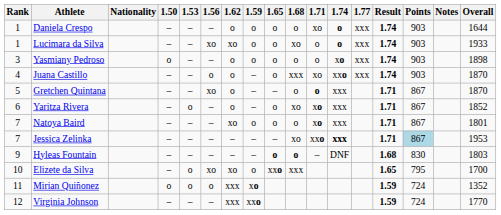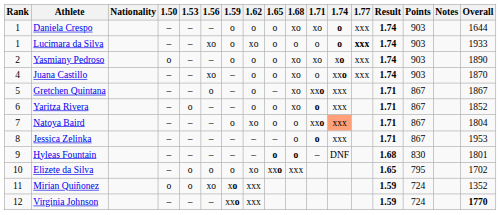columns swapped: (254, 12) <-> (232, 12)
(296, 28) o -> (296, 28) xo
(296, 44) xo -> (296, 44) o
(362, 44) normal -> (362, 44) bold
(18, 59) 3 -> (18, 59) 2
(296, 59) o -> (296, 59) xo
(317, 59) o -> (317, 59) xo
(478, 59) 1898 -> (478, 59) 1890
(211, 75) o -> (211, 75) xo
(296, 75) xxx -> (296, 75) xo
(317, 75) xo -> (317, 75) o
(211, 91) xo -> (211, 91) o
(296, 91) o -> (296, 91) xo
(317, 91) o -> (317, 91) xxo
(478, 91) 1870 -> (478, 91) 1867
(317, 107) xo -> (317, 107) o
(317, 123) xo -> (317, 123) xxo
(340, 123) no background -> (340, 123) lightsalmon background
(478, 123) 1801 -> (478, 123) 1804
(18, 138) 7 -> (18, 138) 8
(296, 138) xo -> (296, 138) o
(317, 138) xxo -> (317, 138) o
(340, 138) bold -> (340, 138) normal
(418, 138) lightblue background -> (418, 138) no background
(478, 154) 1803 -> (478, 154) 1801
(211, 170) xo -> (211, 170) o
(478, 170) 1700 -> (478, 170) 1702
(211, 186) o -> (211, 186) xo
(478, 202) normal -> (478, 202) bold
